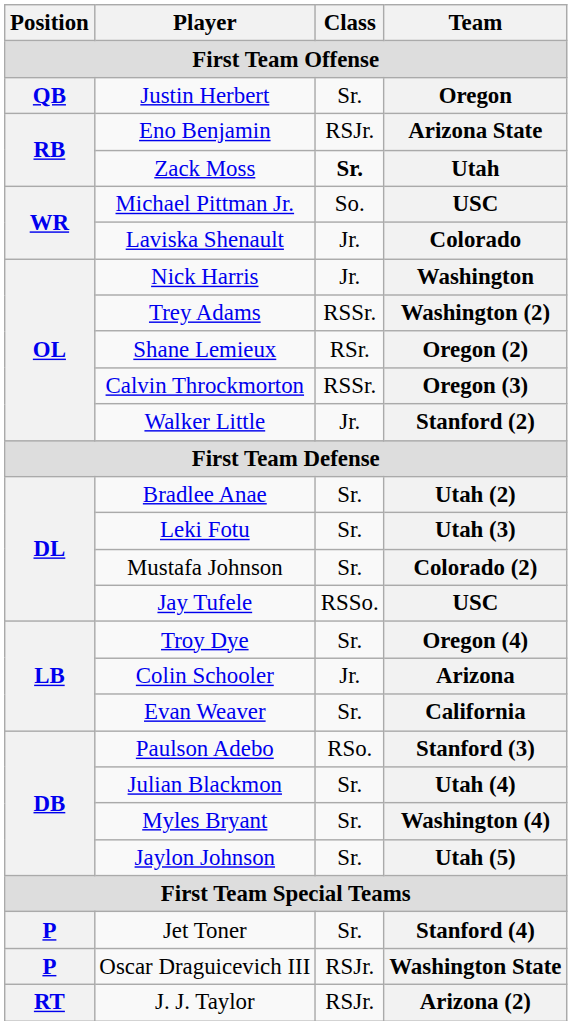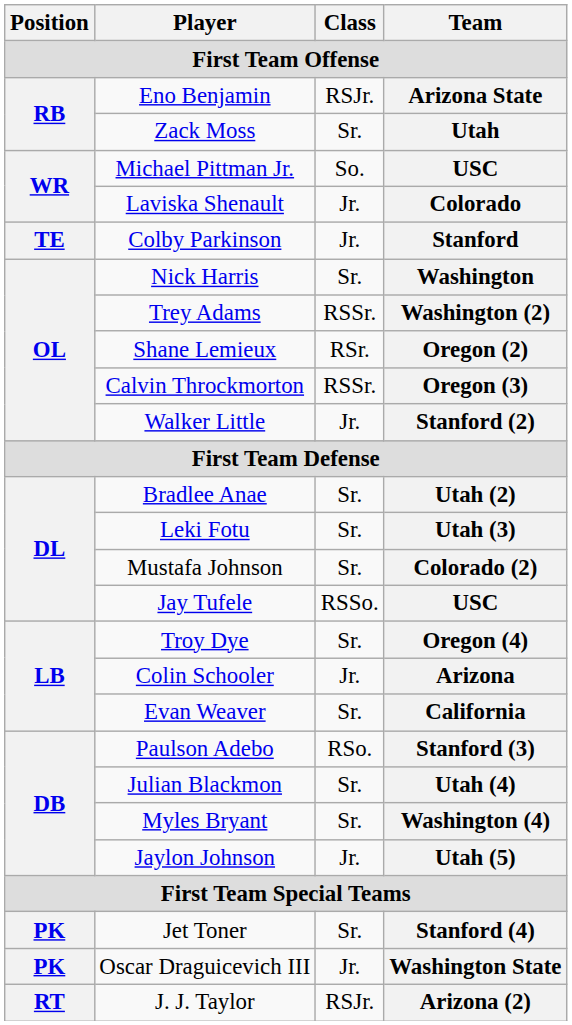- row: (205, 95)
(350, 167) bold -> (350, 131) normal
+ row: (205, 240)
(350, 276) Jr. -> (350, 276) Sr.
(350, 857) Sr. -> (350, 857) Jr.
(49, 929) P -> (49, 929) PK
(49, 966) P -> (49, 966) PK
(350, 966) RSJr. -> (350, 966) Jr.
